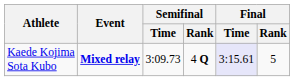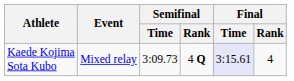(110, 59) bold -> (109, 59) normal
(273, 59) 5 -> (270, 59) 4
